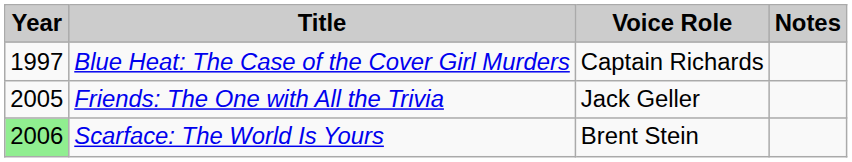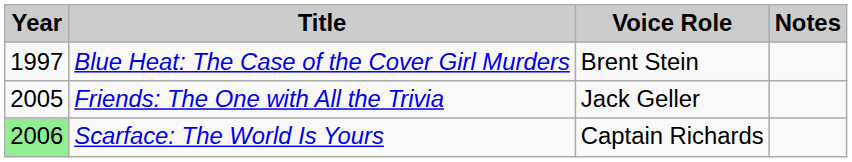(672, 61) Captain Richards -> (640, 61) Brent Stein
(640, 136) Brent Stein -> (672, 136) Captain Richards
